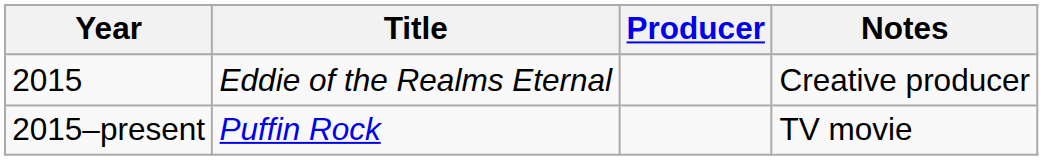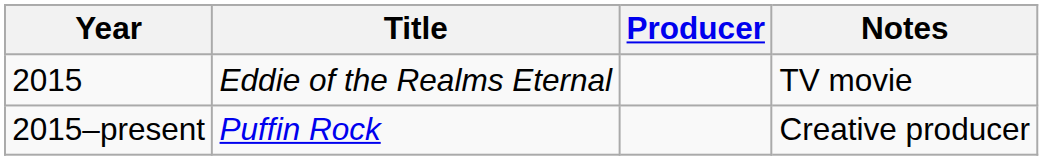(905, 79) Creative producer -> (846, 79) TV movie
(846, 129) TV movie -> (905, 129) Creative producer
